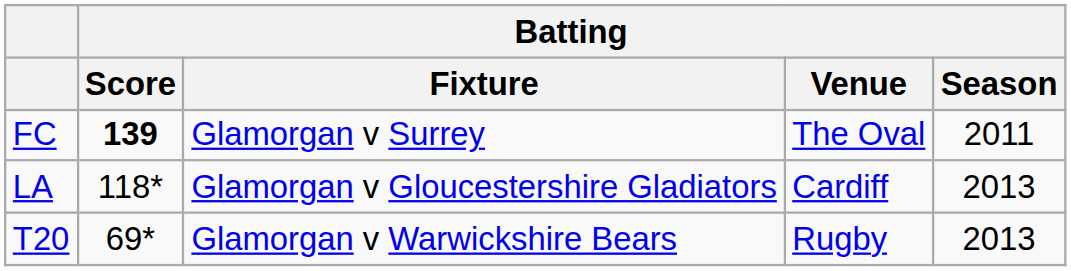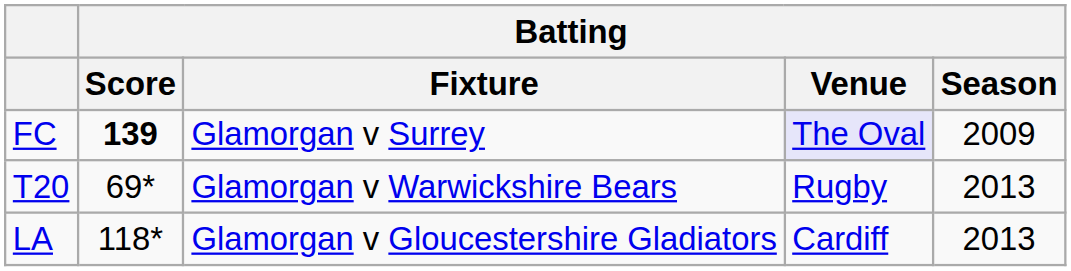(859, 135) no background -> (859, 135) lavender background
(999, 135) 2011 -> (999, 135) 2009
rows swapped: (33, 187) <-> (41, 239)
